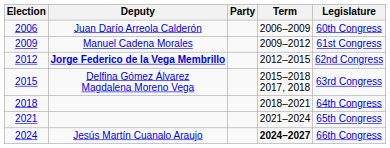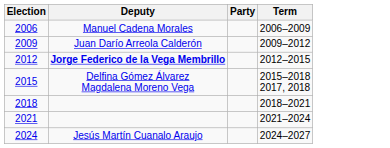- column: (349, 12)
(138, 28) Juan Darío Arreola Calderón -> (138, 28) Manuel Cadena Morales
(138, 44) Manuel Cadena Morales -> (138, 44) Juan Darío Arreola Calderón
(285, 135) bold -> (285, 135) normal
